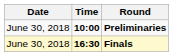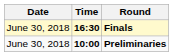rows swapped: (135, 28) <-> (118, 43)
